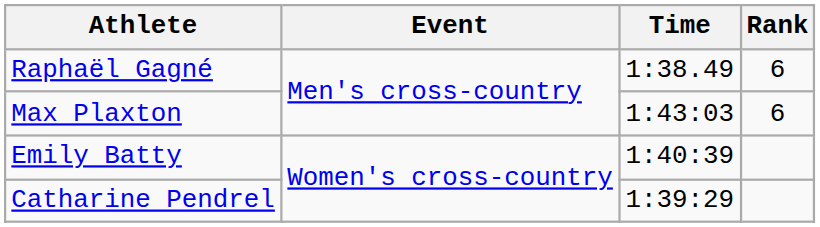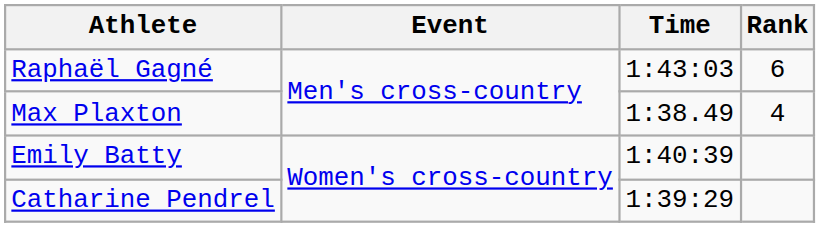(680, 70) 1:38.49 -> (680, 70) 1:43:03
(680, 113) 1:43:03 -> (680, 113) 1:38.49
(777, 113) 6 -> (777, 113) 4
